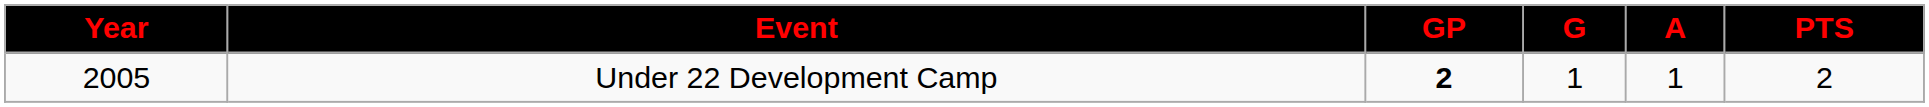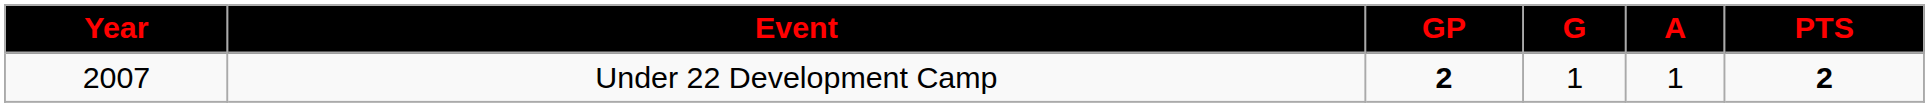(116, 76) 2005 -> (116, 76) 2007
(1824, 76) normal -> (1824, 76) bold
